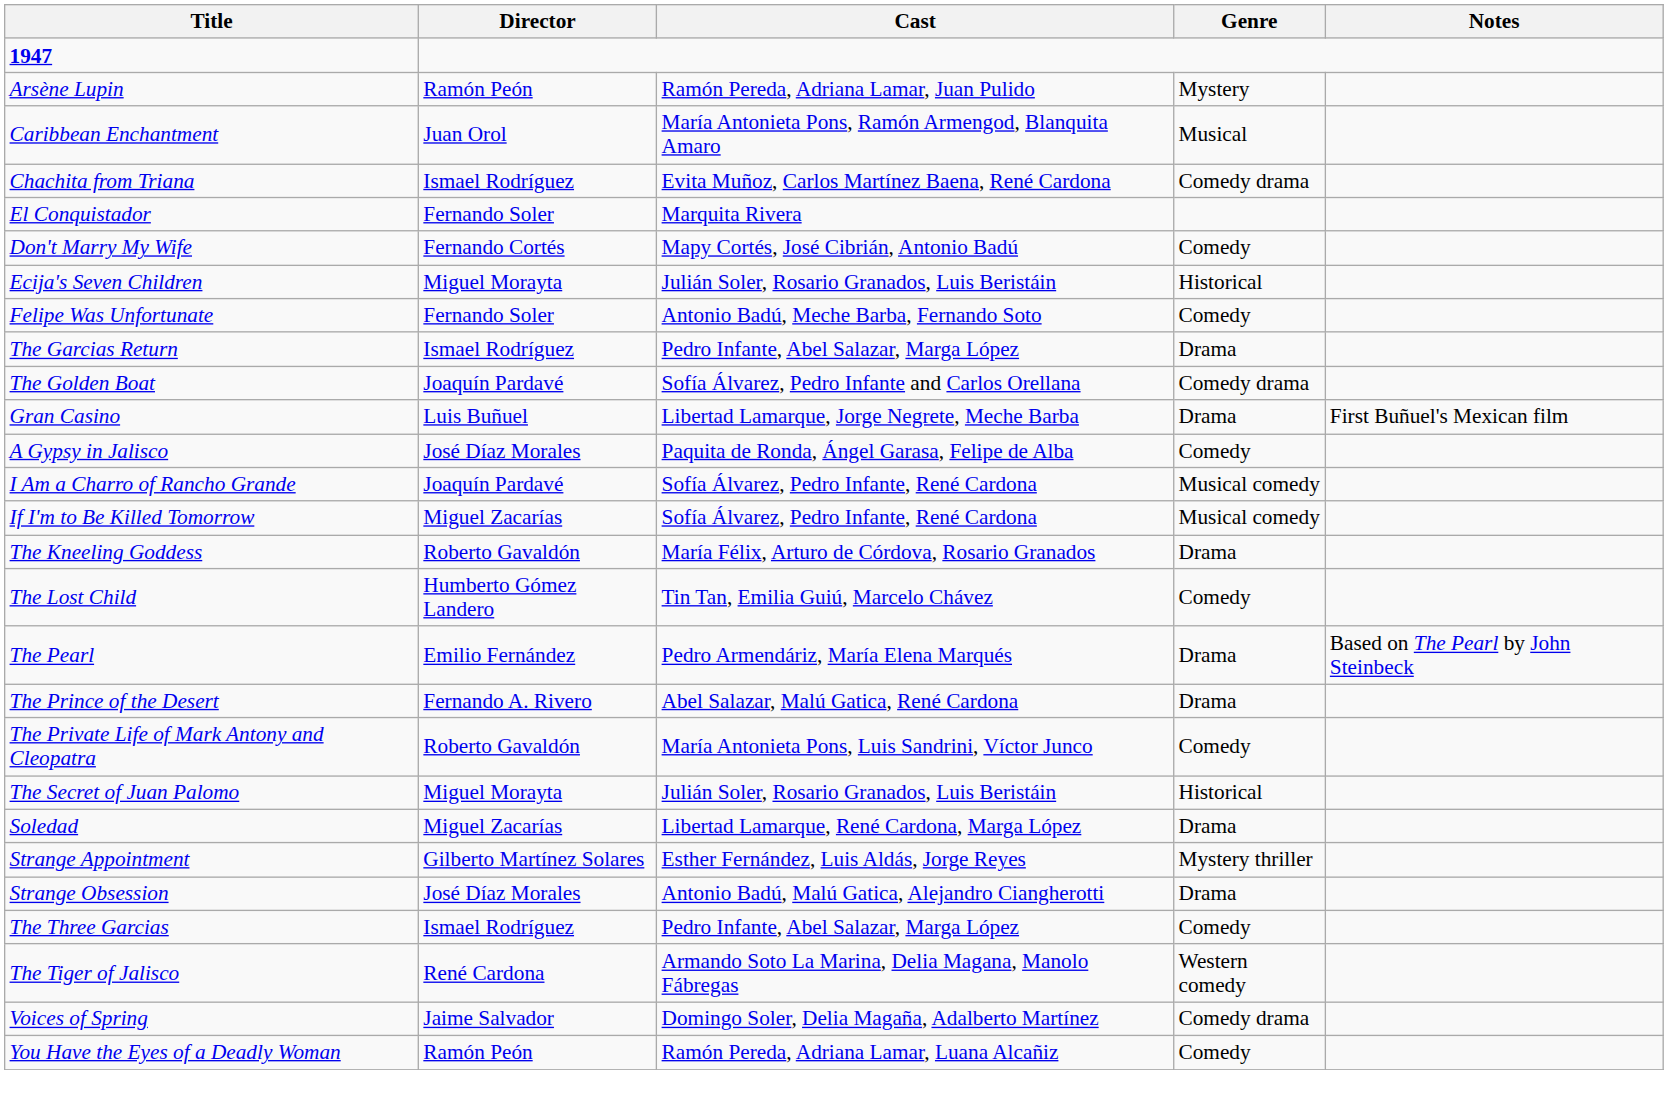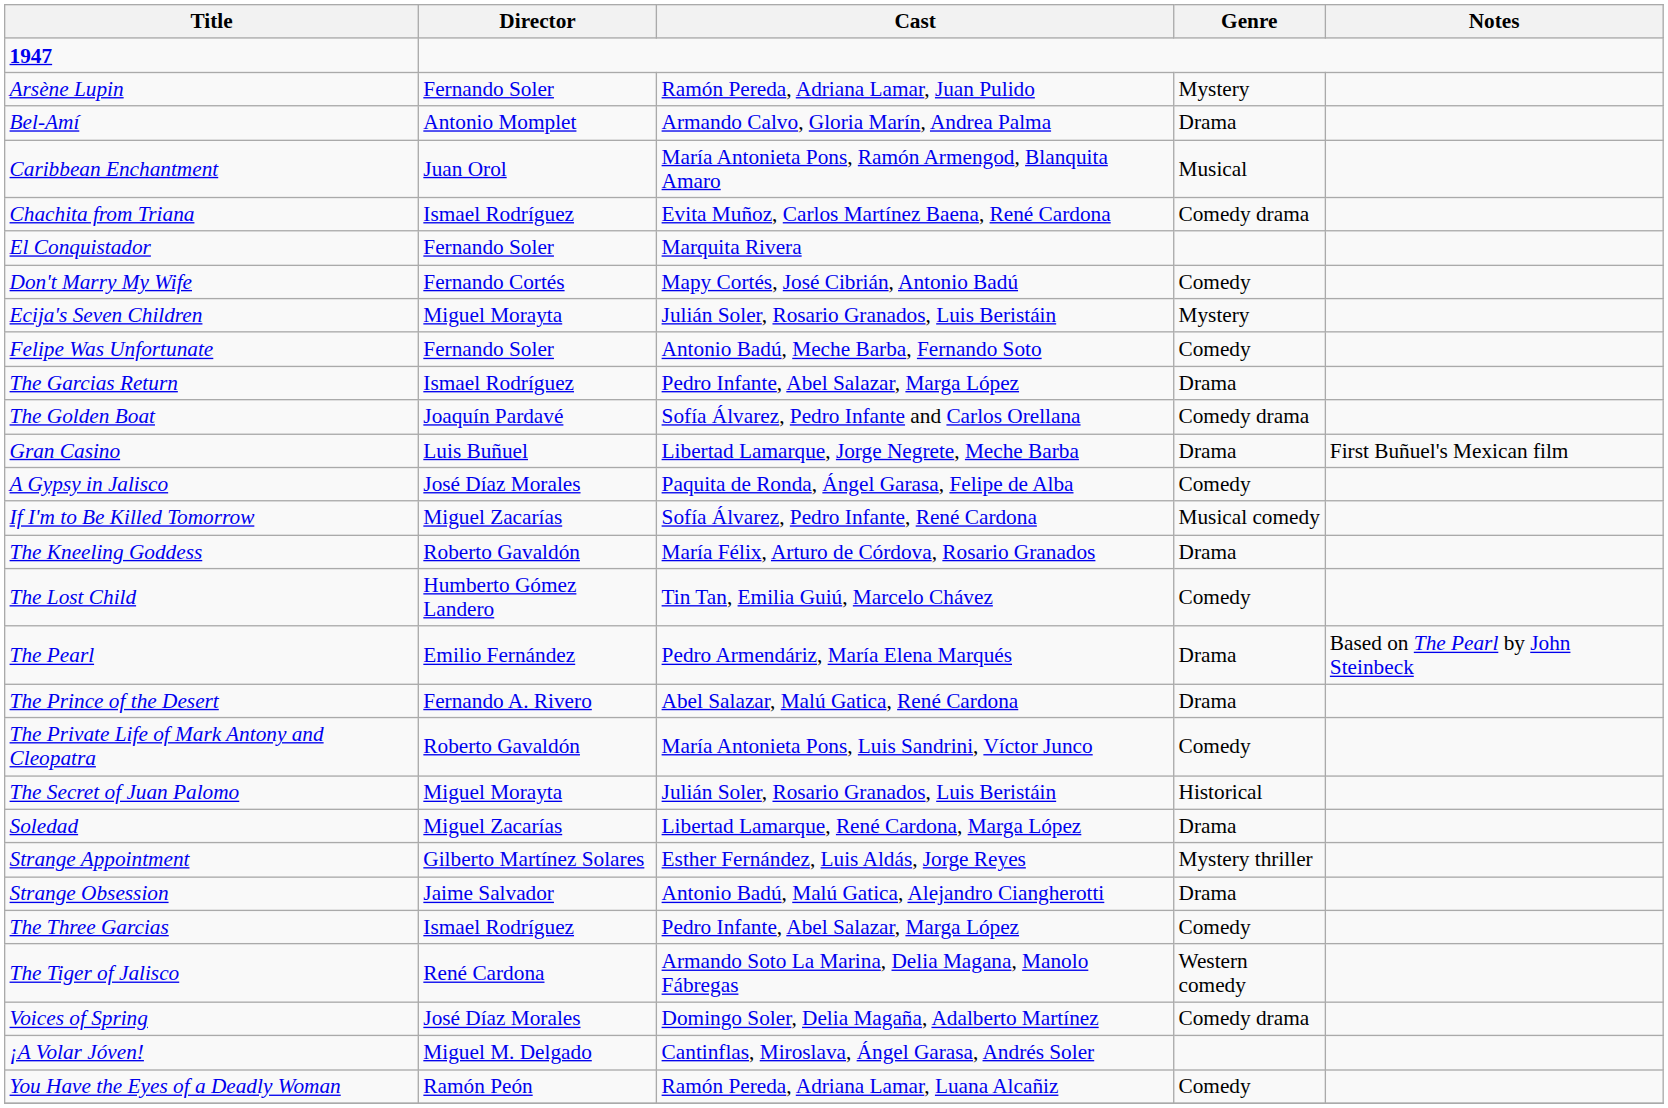(478, 88) Ramón Peón -> (489, 88) Fernando Soler
+ row: (44, 122)
(1220, 281) Historical -> (1214, 315) Mystery
- row: (153, 484)
(502, 893) José Díaz Morales -> (489, 893) Jaime Salvador
(489, 1018) Jaime Salvador -> (502, 1018) José Díaz Morales
+ row: (77, 1052)
